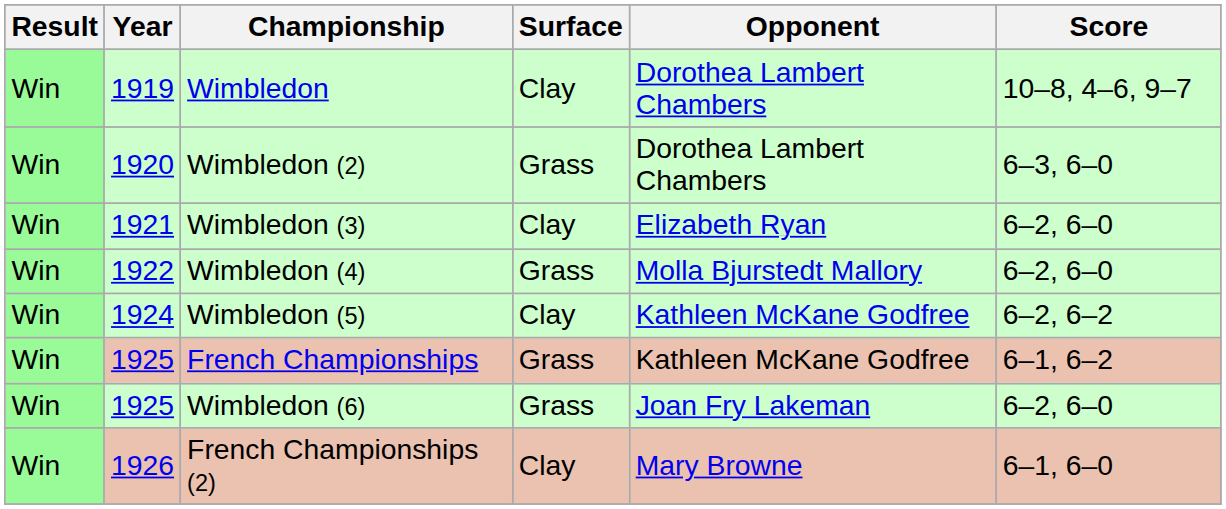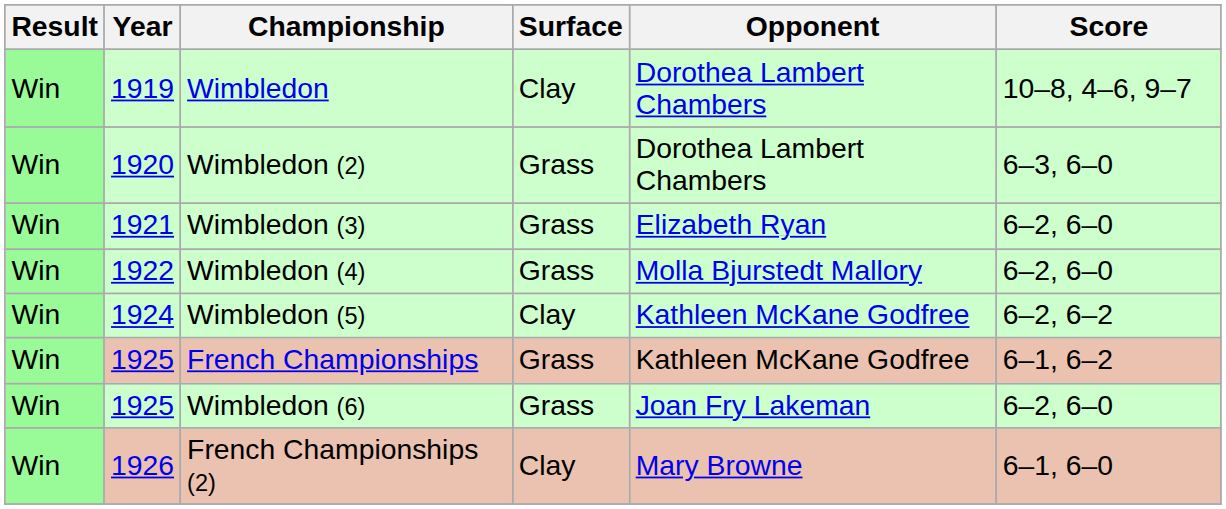(547, 225) Clay -> (557, 225) Grass
